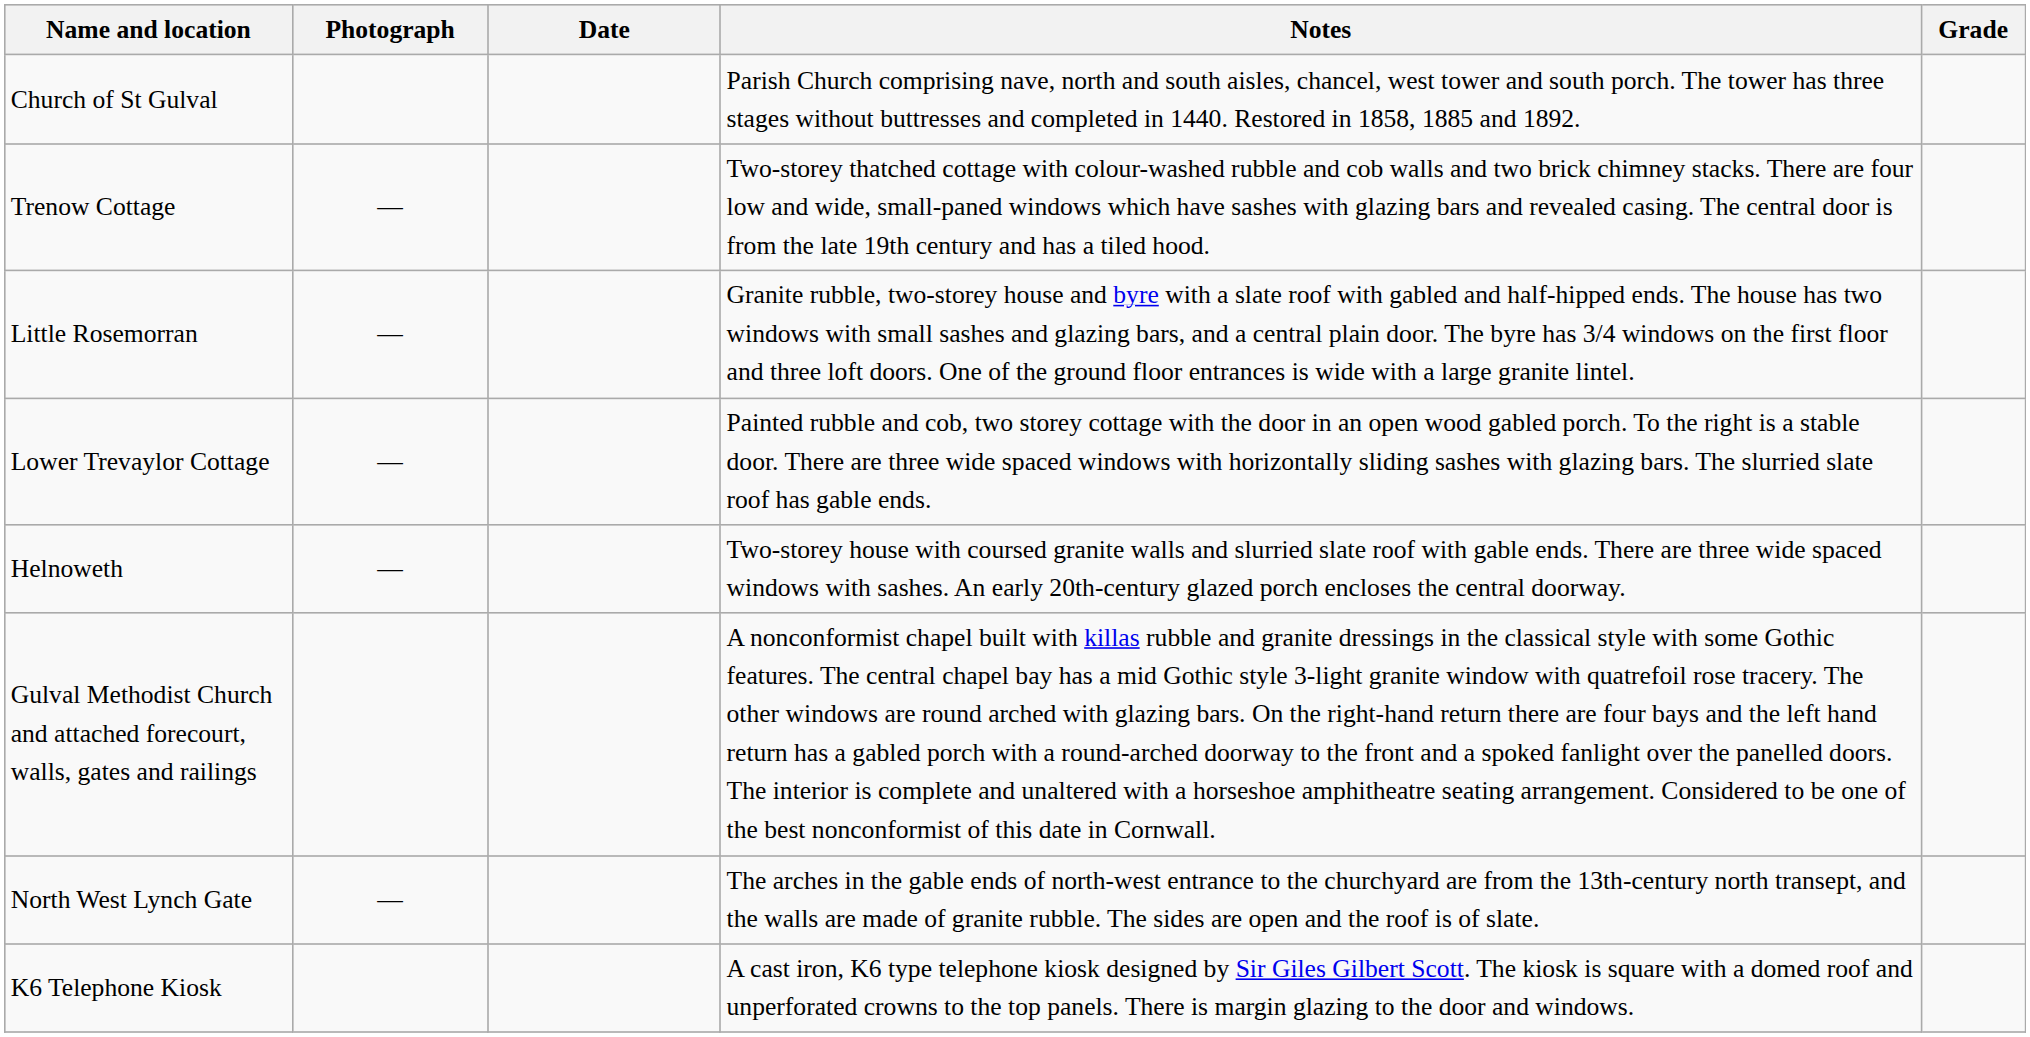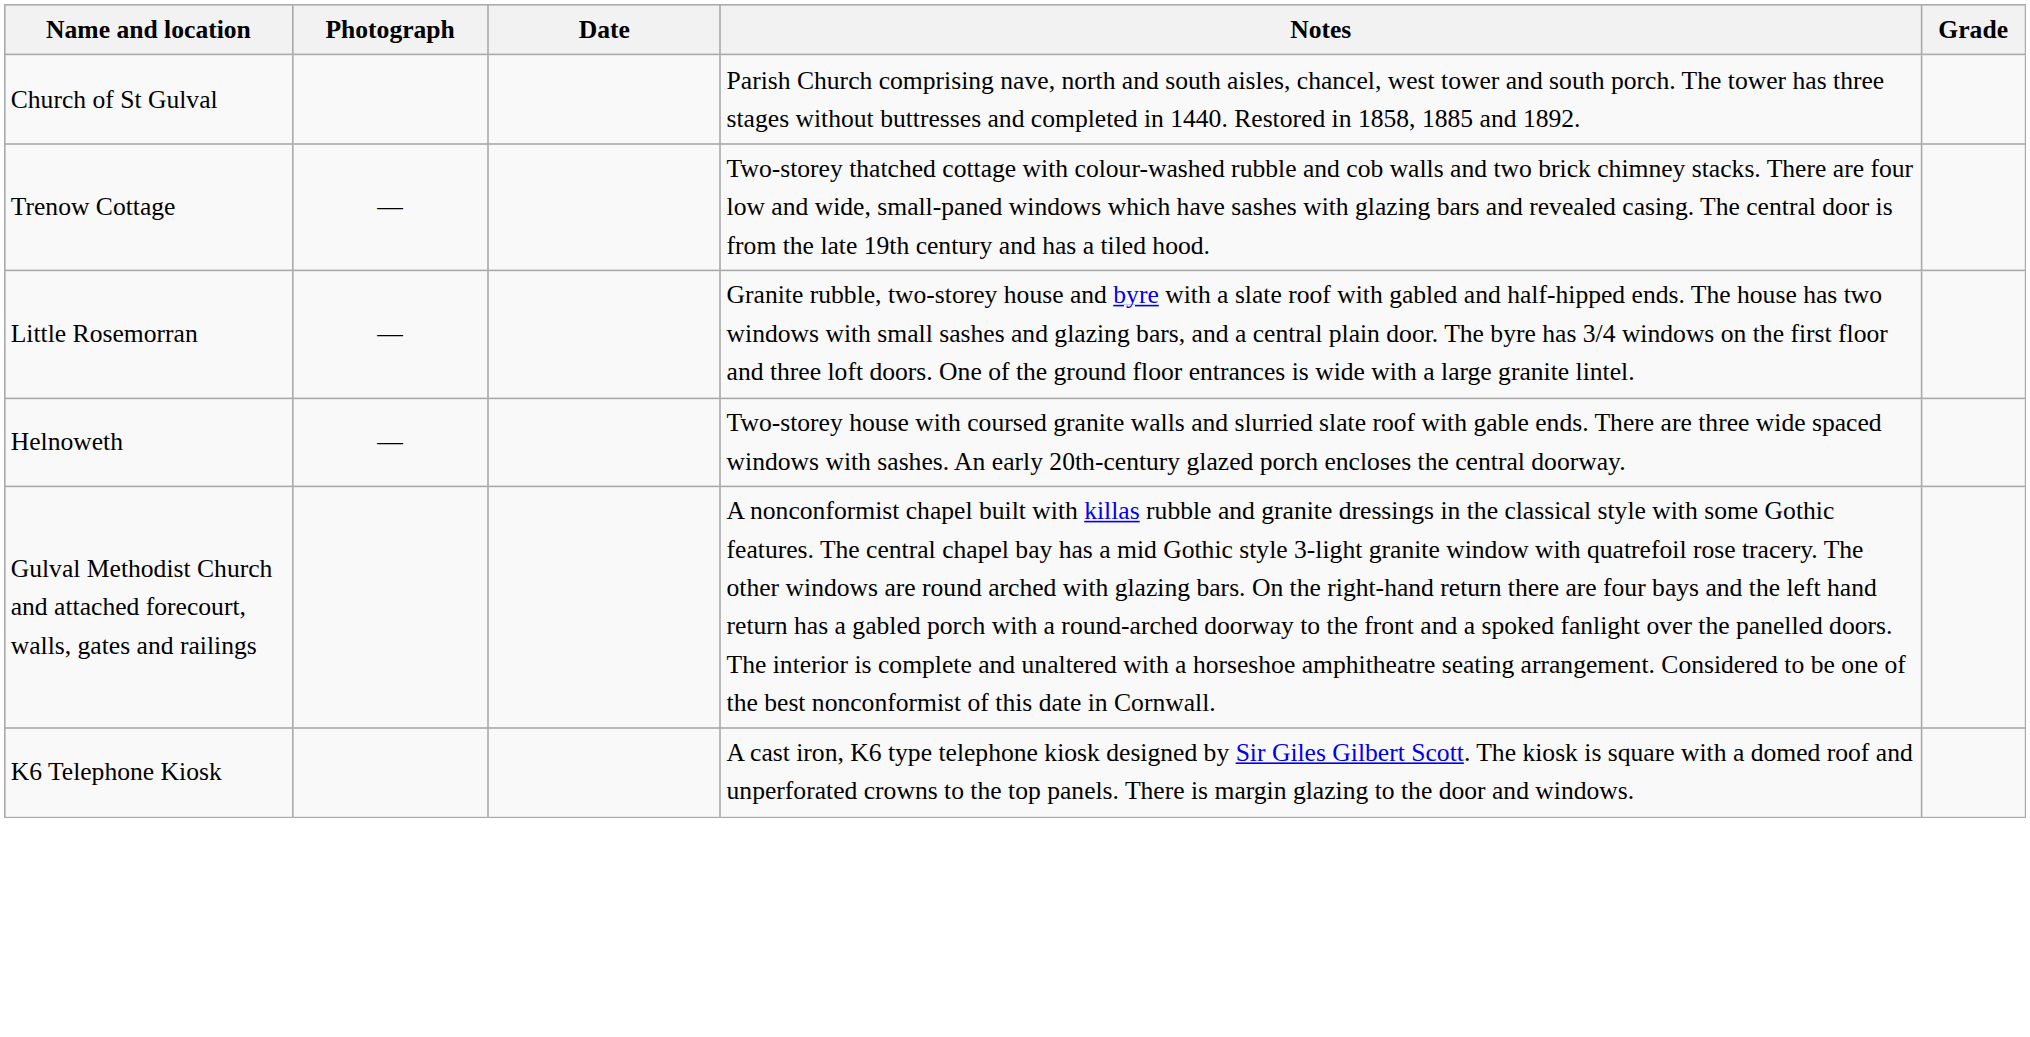- row: (140, 460)
- row: (131, 899)
